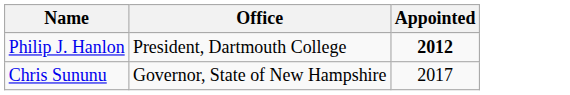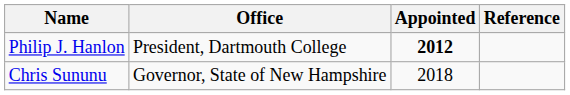+ column: (522, 18)
(435, 75) 2017 -> (435, 75) 2018
